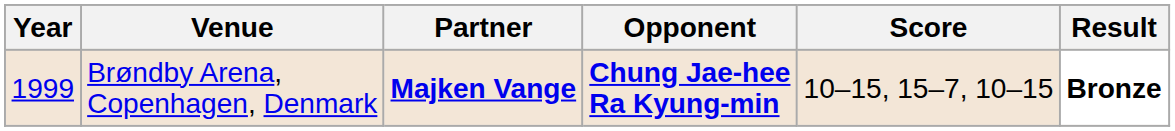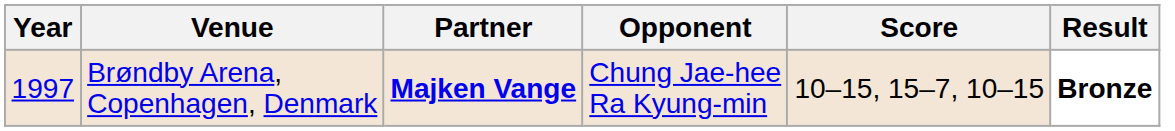(43, 88) 1999 -> (43, 88) 1997
(690, 88) bold -> (685, 88) normal
